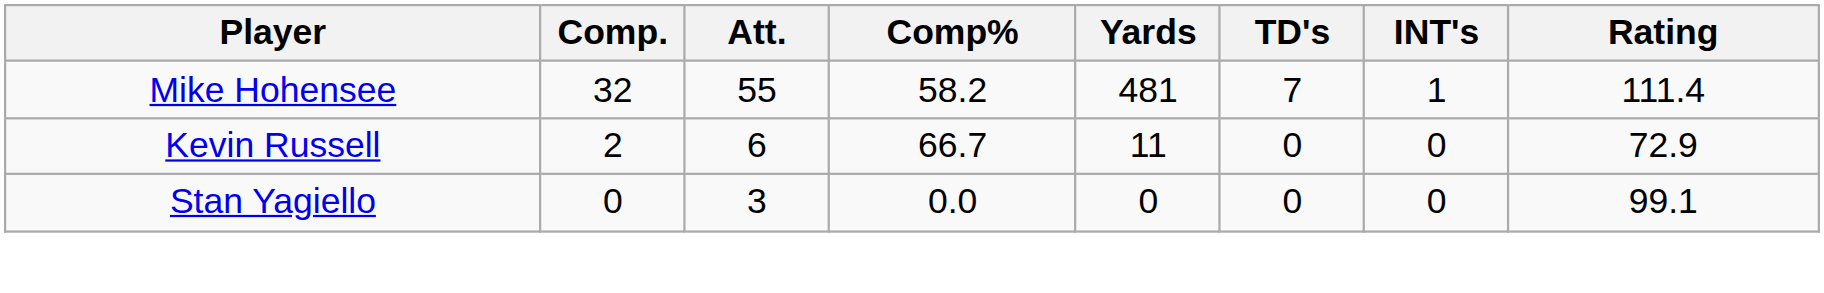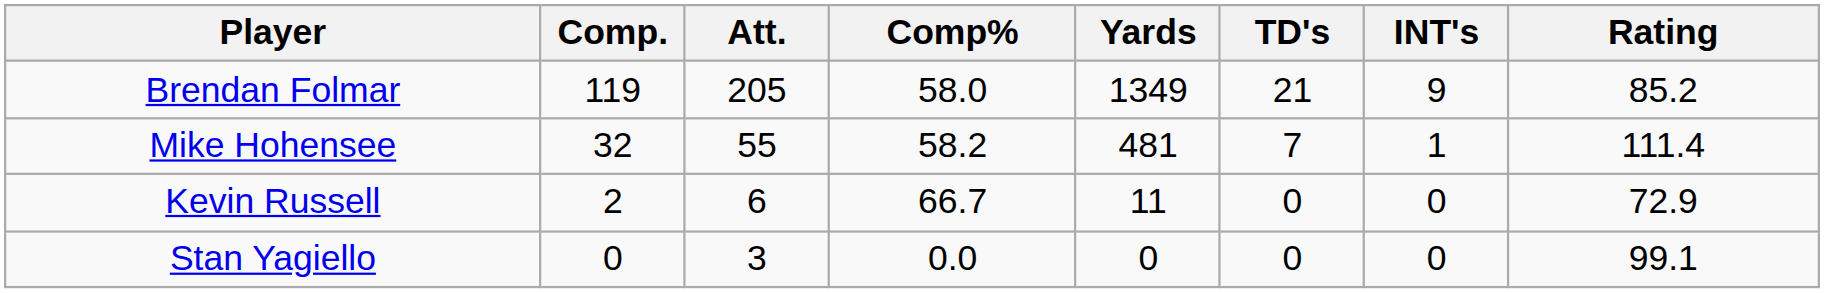+ row: (273, 88)
